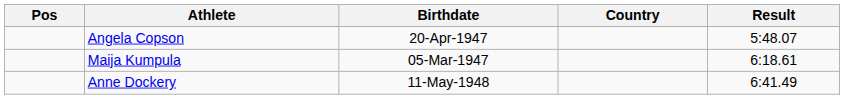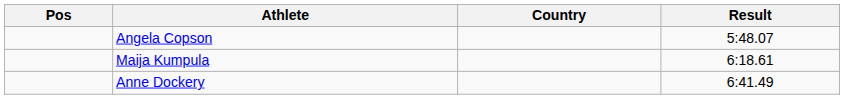- column: (448, 15)
